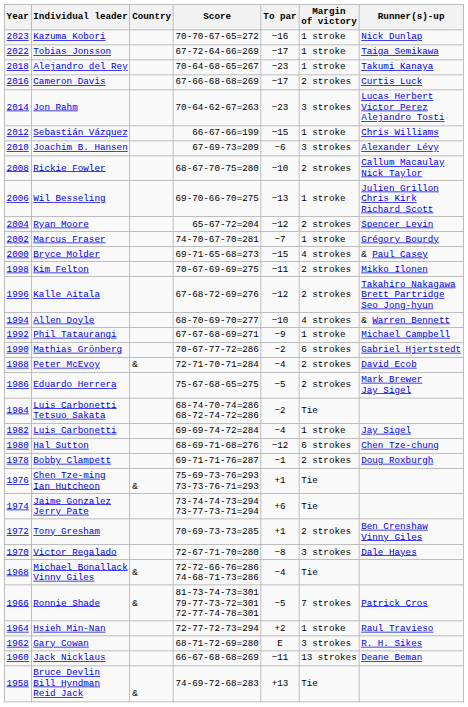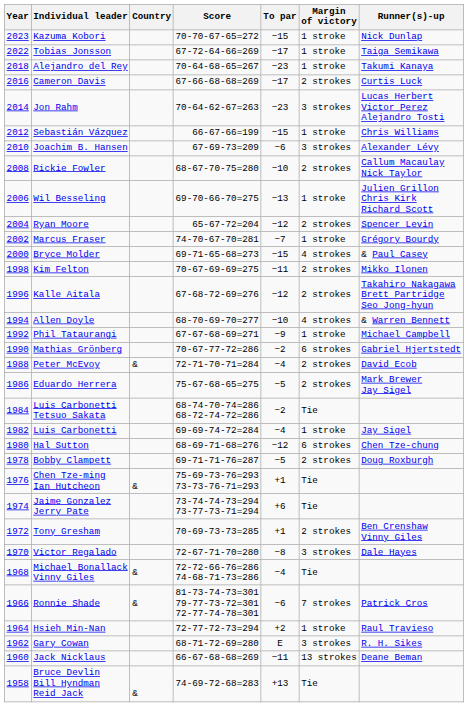(280, 38) −16 -> (280, 38) −15
(280, 461) −1 -> (280, 461) −5
(280, 603) −5 -> (280, 603) −6
